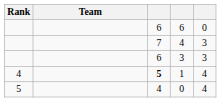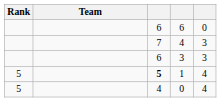(19, 74) 4 -> (19, 74) 5
